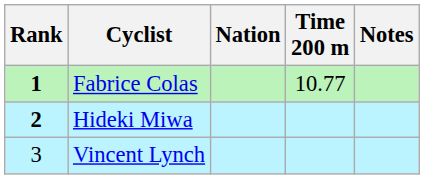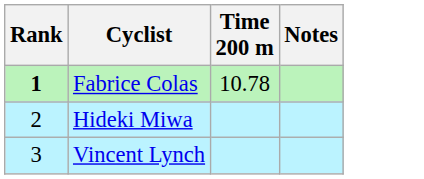- column: (248, 35)
(320, 83) 10.77 -> (245, 83) 10.78
(36, 119) bold -> (36, 119) normal
